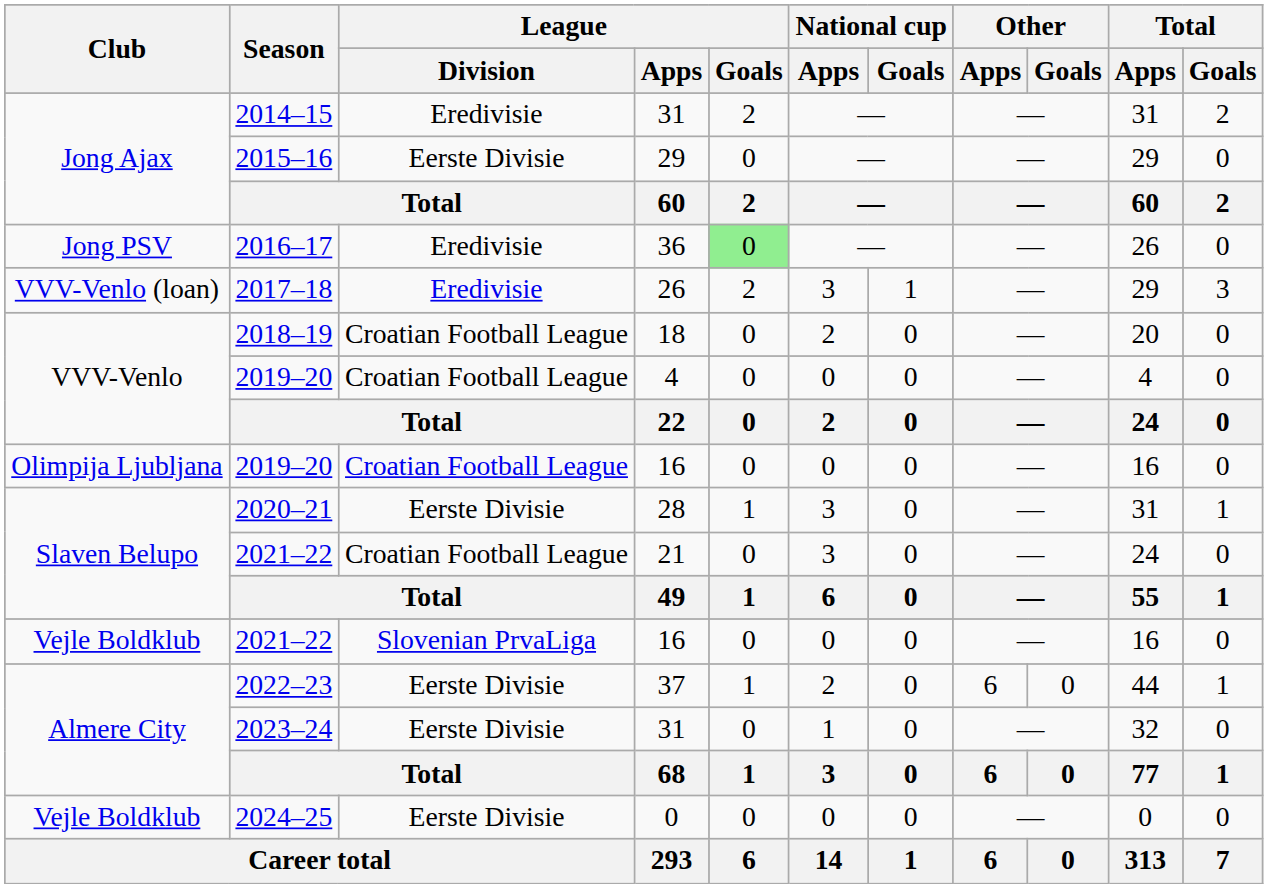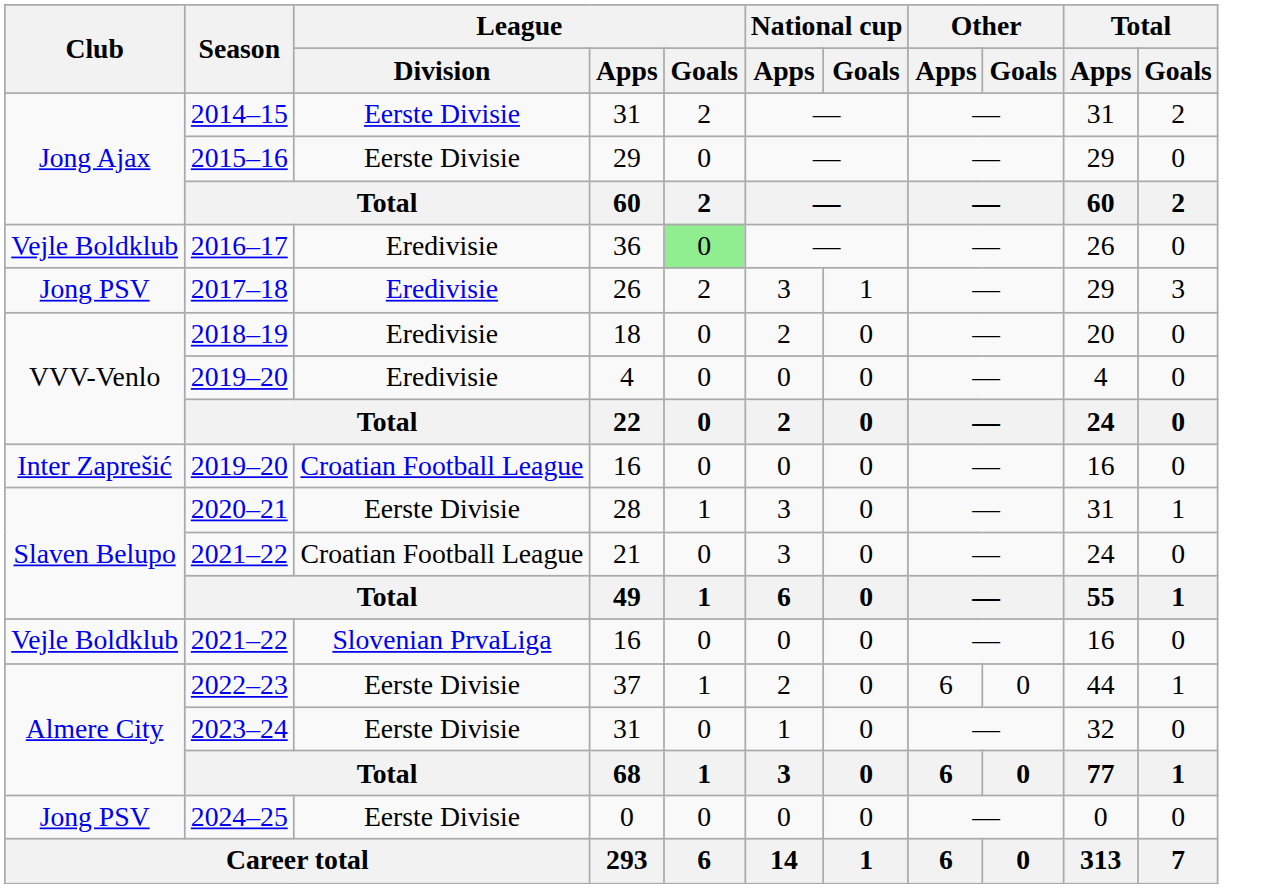(486, 114) Eredivisie -> (442, 114) Eerste Divisie
(117, 245) Jong PSV -> (95, 245) Vejle Boldklub
(117, 289) VVV-Venlo (loan) -> (95, 289) Jong PSV
(486, 333) Croatian Football League -> (442, 333) Eredivisie
(486, 377) Croatian Football League -> (442, 377) Eredivisie
(117, 465) Olimpija Ljubljana -> (95, 465) Inter Zaprešić
(117, 816) Vejle Boldklub -> (95, 816) Jong PSV
